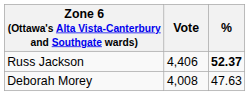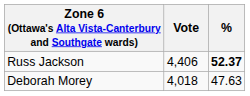(182, 81) 4,008 -> (182, 81) 4,018
